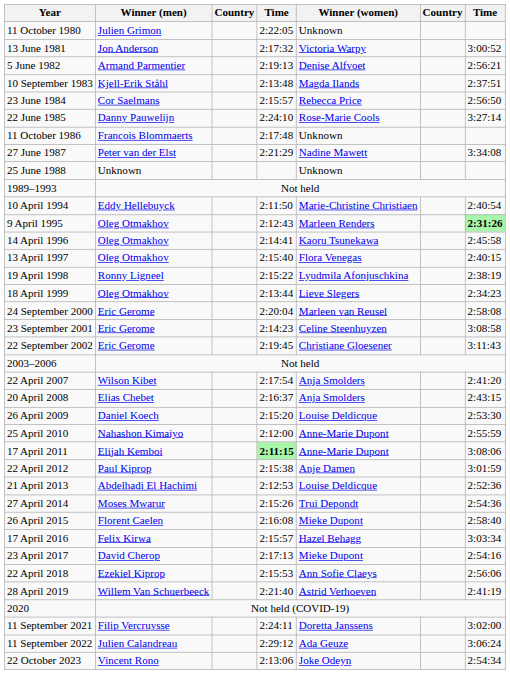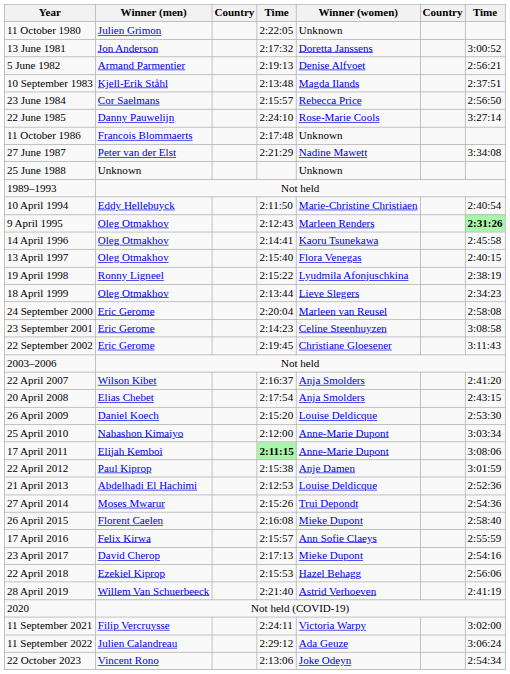(332, 48) Victoria Warpy -> (336, 48) Doretta Janssens
(276, 380) 2:17:54 -> (276, 380) 2:16:37
(276, 398) 2:16:37 -> (276, 398) 2:17:54
(484, 433) 2:55:59 -> (484, 433) 3:03:34
(330, 538) Hazel Behagg -> (338, 538) Ann Sofie Claeys
(484, 538) 3:03:34 -> (484, 538) 2:55:59
(338, 573) Ann Sofie Claeys -> (330, 573) Hazel Behagg
(336, 626) Doretta Janssens -> (332, 626) Victoria Warpy
